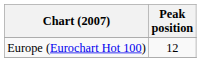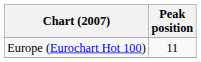(172, 47) 12 -> (172, 47) 11
